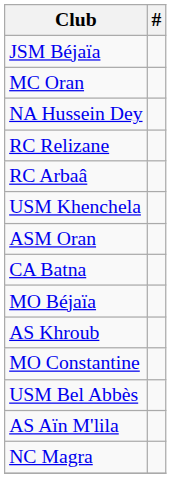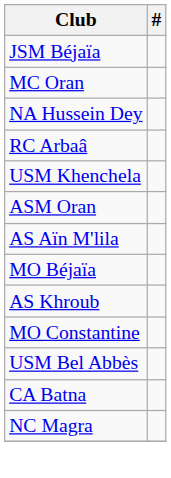- row: (59, 144)
rows swapped: (48, 269) <-> (64, 425)
